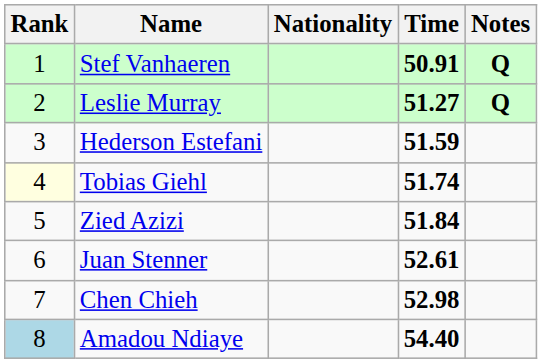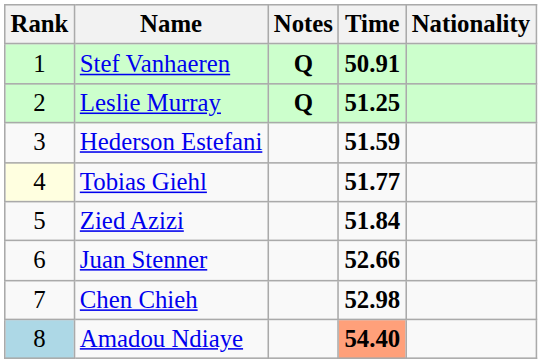columns swapped: (333, 24) <-> (501, 24)
(432, 102) 51.27 -> (372, 102) 51.25
(432, 181) 51.74 -> (372, 181) 51.77
(432, 260) 52.61 -> (372, 260) 52.66
(432, 338) no background -> (372, 338) lightsalmon background
